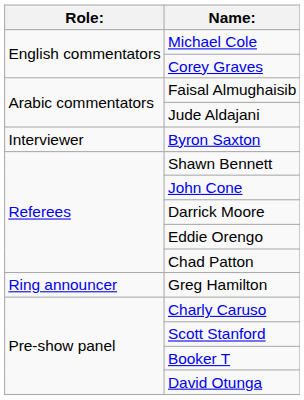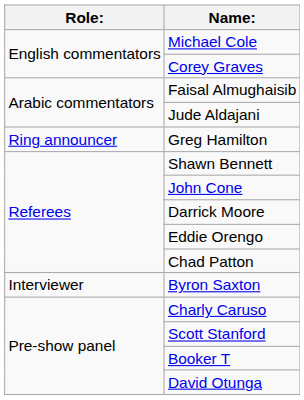rows swapped: (218, 285) <-> (214, 139)
